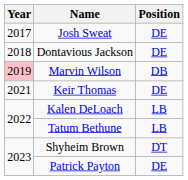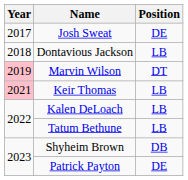(159, 52) DE -> (159, 52) LB
(159, 71) DB -> (159, 71) DT
(19, 90) no background -> (19, 90) pink background
(159, 90) DE -> (159, 90) LB
(159, 147) DT -> (159, 147) DB
